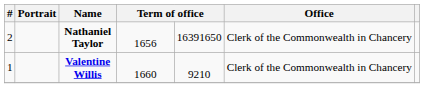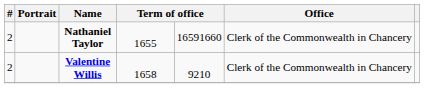(145, 43) 1656 -> (145, 43) 1655
(199, 37) 16391650 -> (199, 37) 16591660
(10, 67) 1 -> (10, 67) 2
(145, 74) 1660 -> (145, 74) 1658
